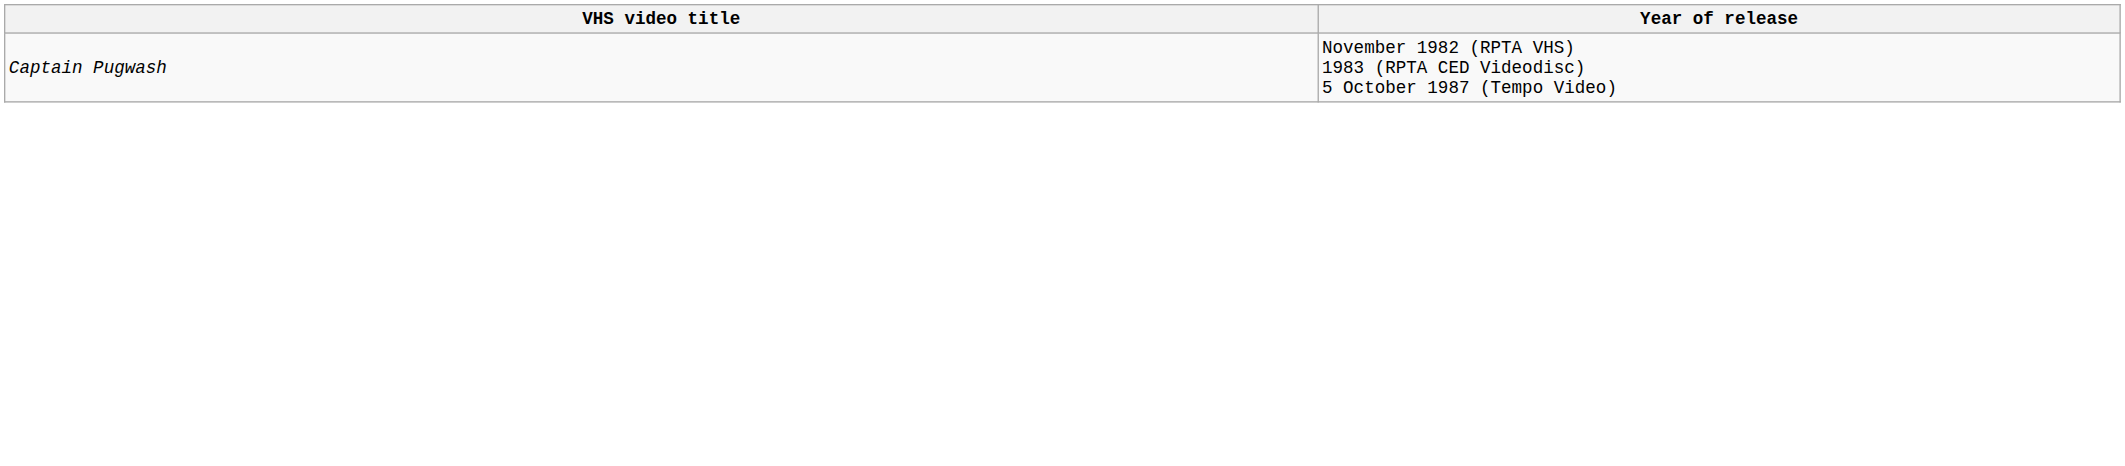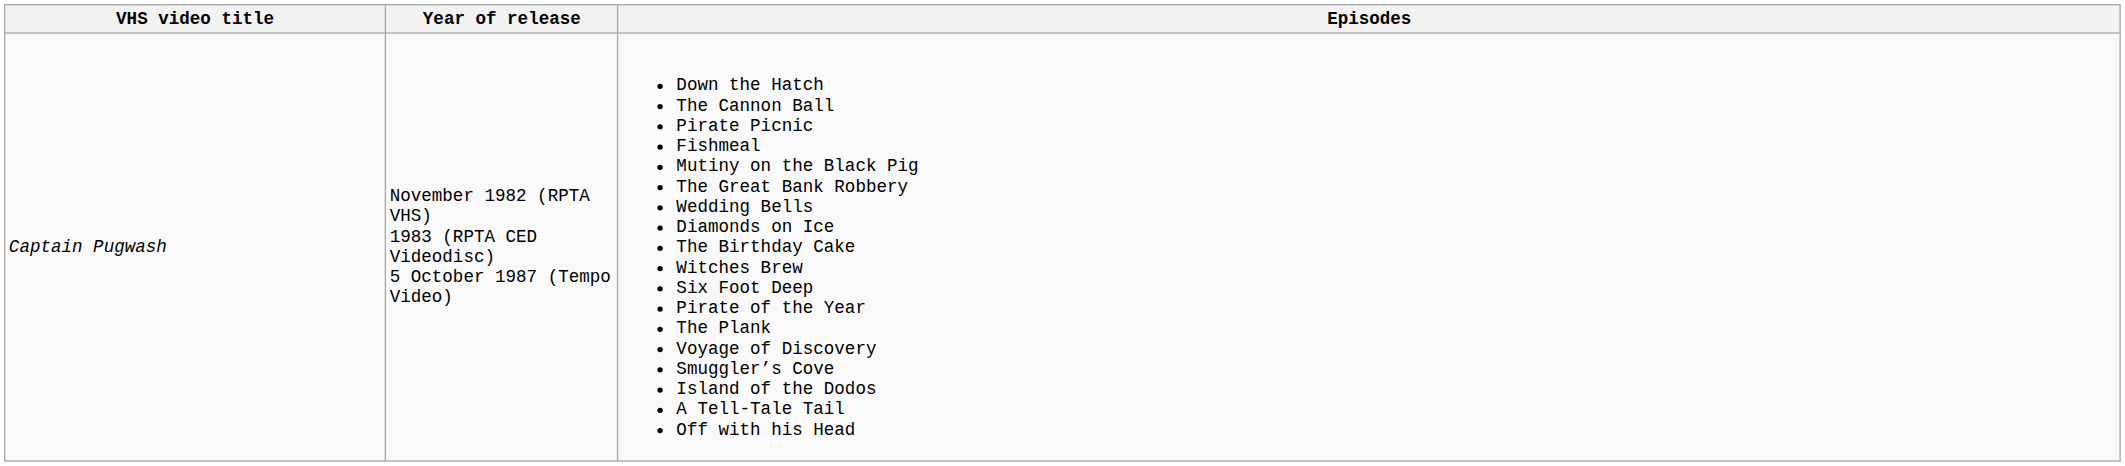+ column: (1369, 19)
